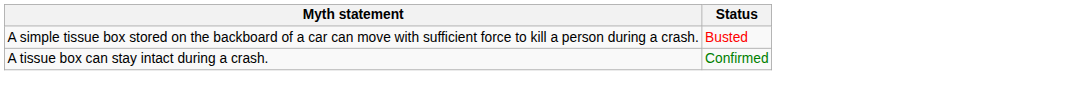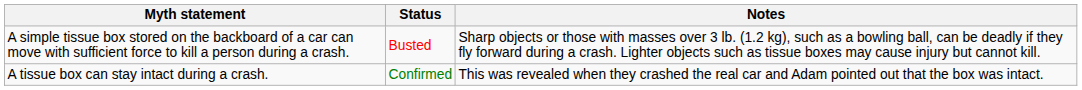+ column: (766, 15)
